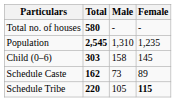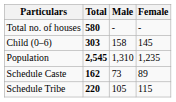rows swapped: (28, 43) <-> (29, 58)
(145, 89) bold -> (145, 89) normal
